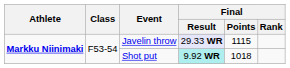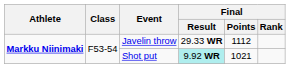(202, 42) lavender background -> (202, 42) no background
(241, 42) 1115 -> (241, 42) 1112
(241, 56) 1018 -> (241, 56) 1021
